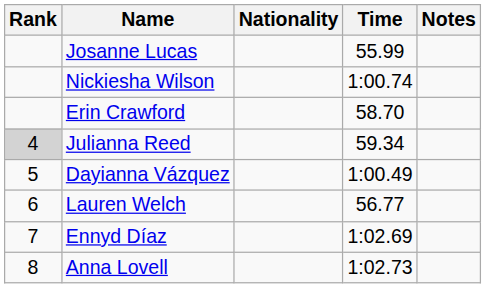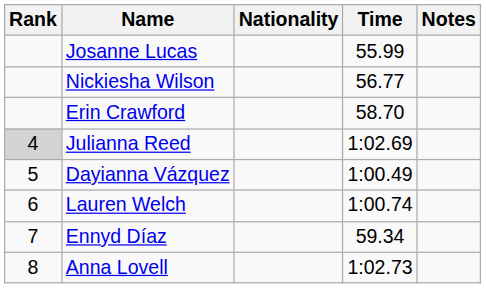(380, 81) 1:00.74 -> (380, 81) 56.77
(380, 143) 59.34 -> (380, 143) 1:02.69
(380, 205) 56.77 -> (380, 205) 1:00.74
(380, 236) 1:02.69 -> (380, 236) 59.34
